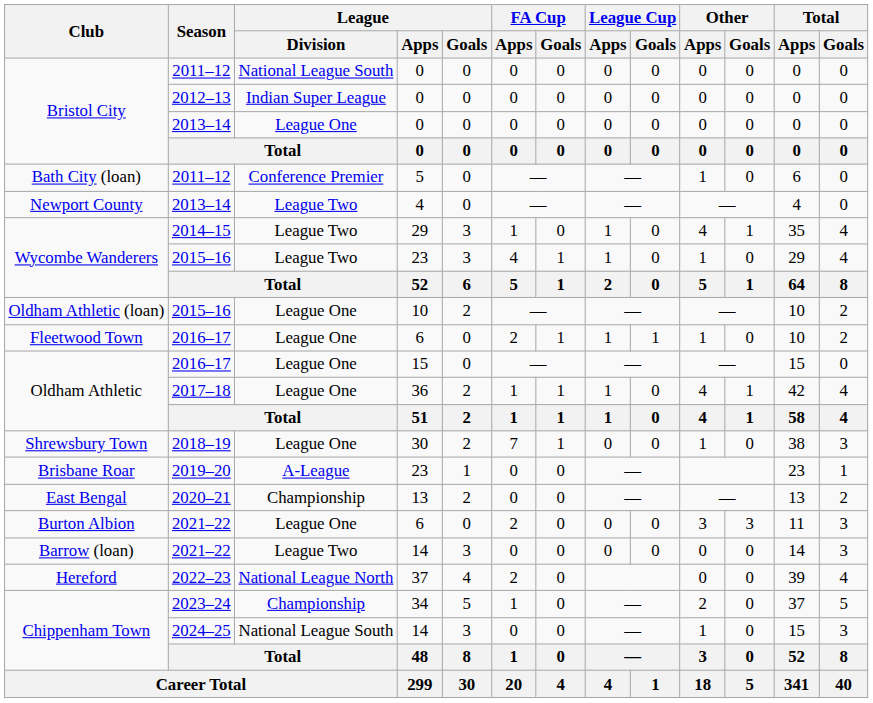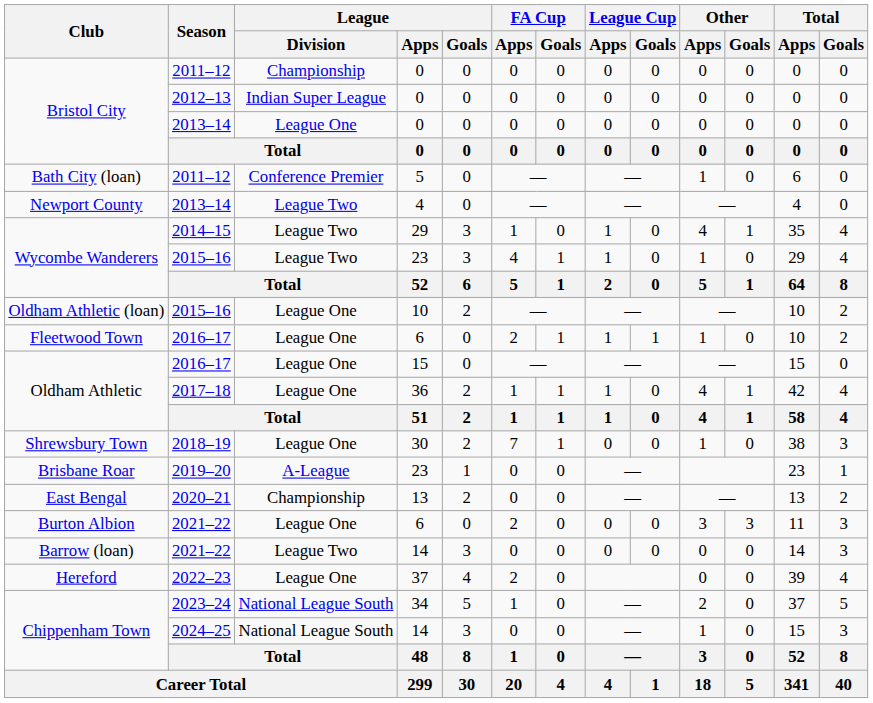(316, 71) National League South -> (316, 71) Championship
(316, 577) National League North -> (316, 577) League One
(316, 603) Championship -> (316, 603) National League South
